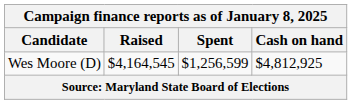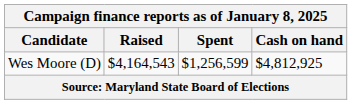(141, 63) $4,164,545 -> (141, 63) $4,164,543
